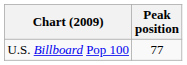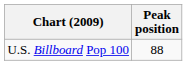(157, 49) 77 -> (157, 49) 88
